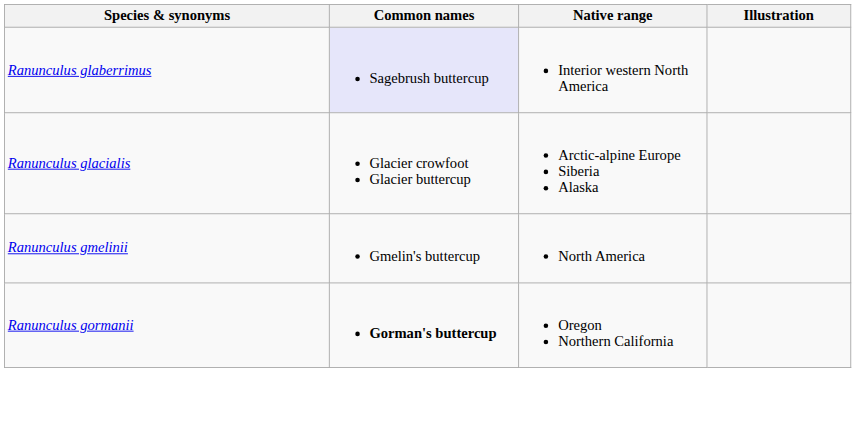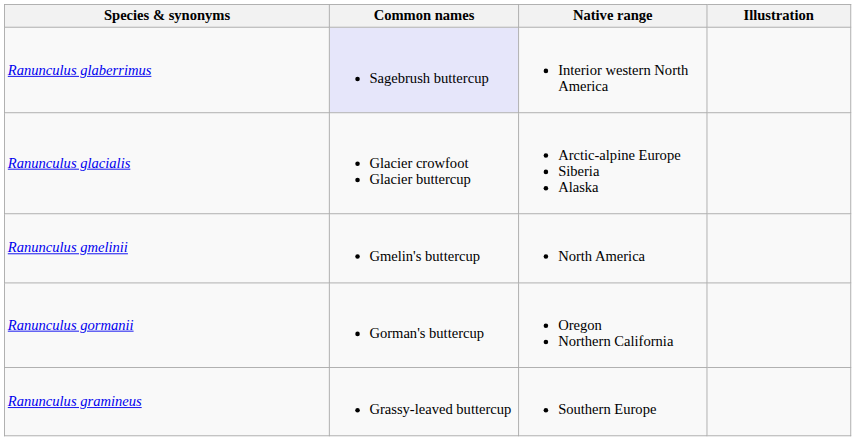(424, 333) bold -> (424, 333) normal
+ row: (75, 401)
